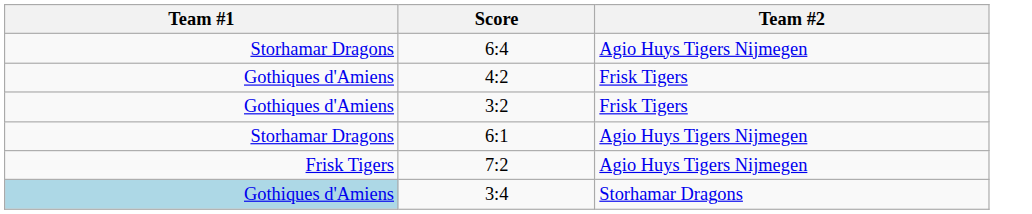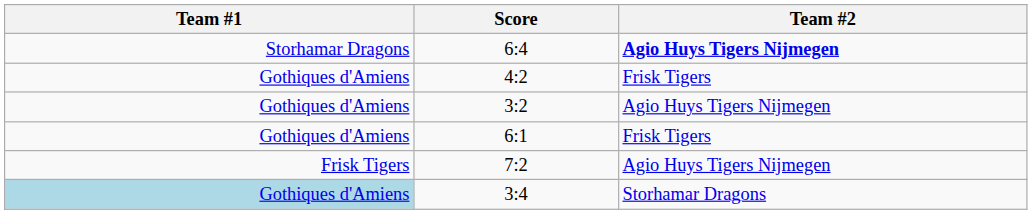(703, 48) normal -> (731, 48) bold
(644, 106) Frisk Tigers -> (727, 106) Agio Huys Tigers Nijmegen
(322, 135) Storhamar Dragons -> (334, 135) Gothiques d'Amiens
(703, 135) Agio Huys Tigers Nijmegen -> (667, 135) Frisk Tigers
